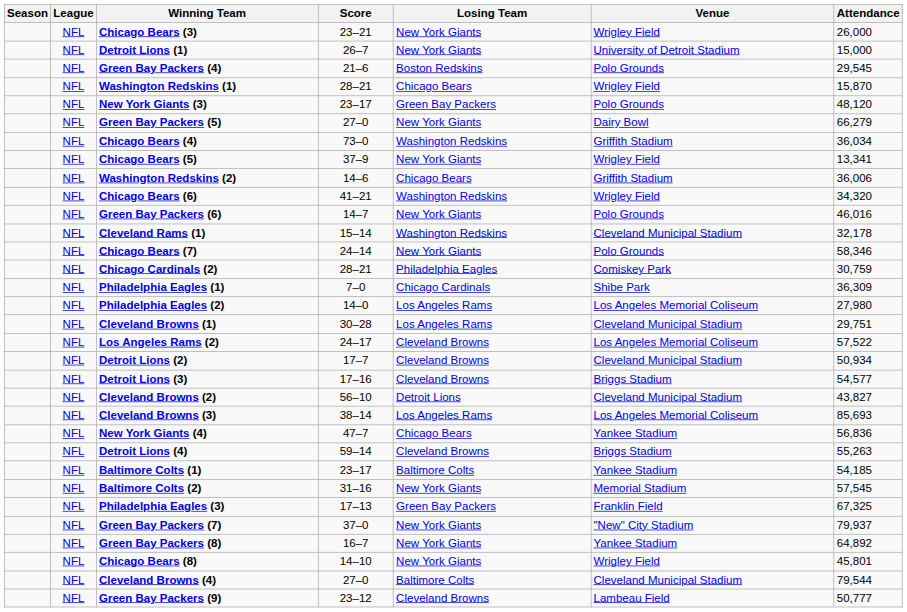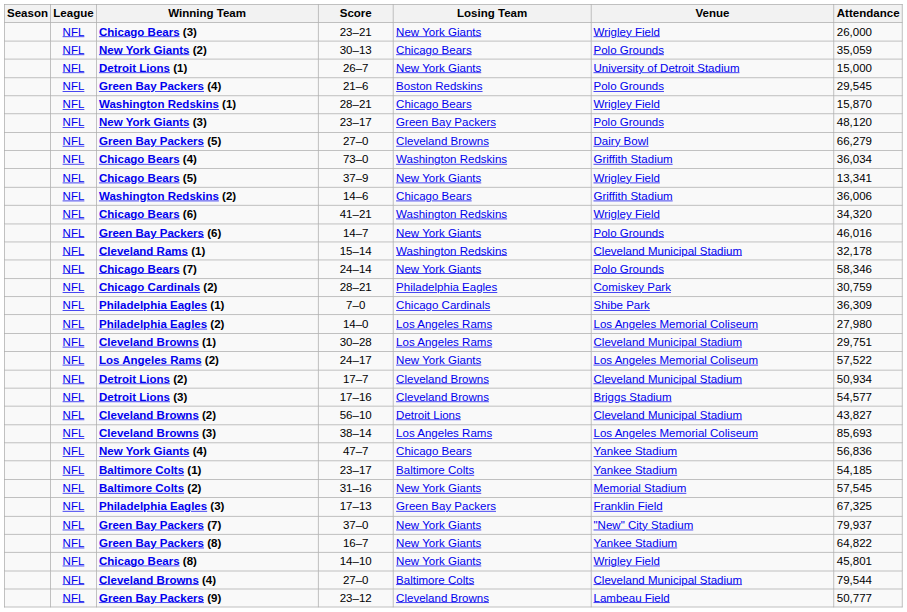+ row: (153, 50)
(439, 123) New York Giants -> (443, 141) Cleveland Browns
(443, 342) Cleveland Browns -> (439, 360) New York Giants
- row: (143, 452)
(854, 543) 64,892 -> (854, 543) 64,822
